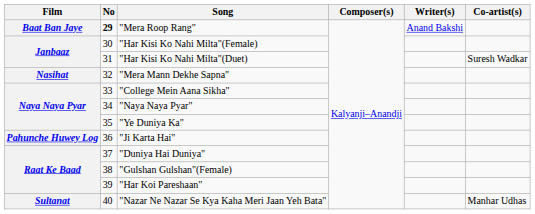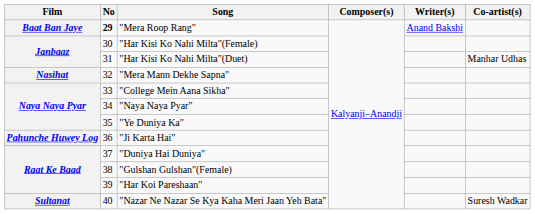(498, 59) Suresh Wadkar -> (497, 59) Manhar Udhas
(497, 201) Manhar Udhas -> (498, 201) Suresh Wadkar
